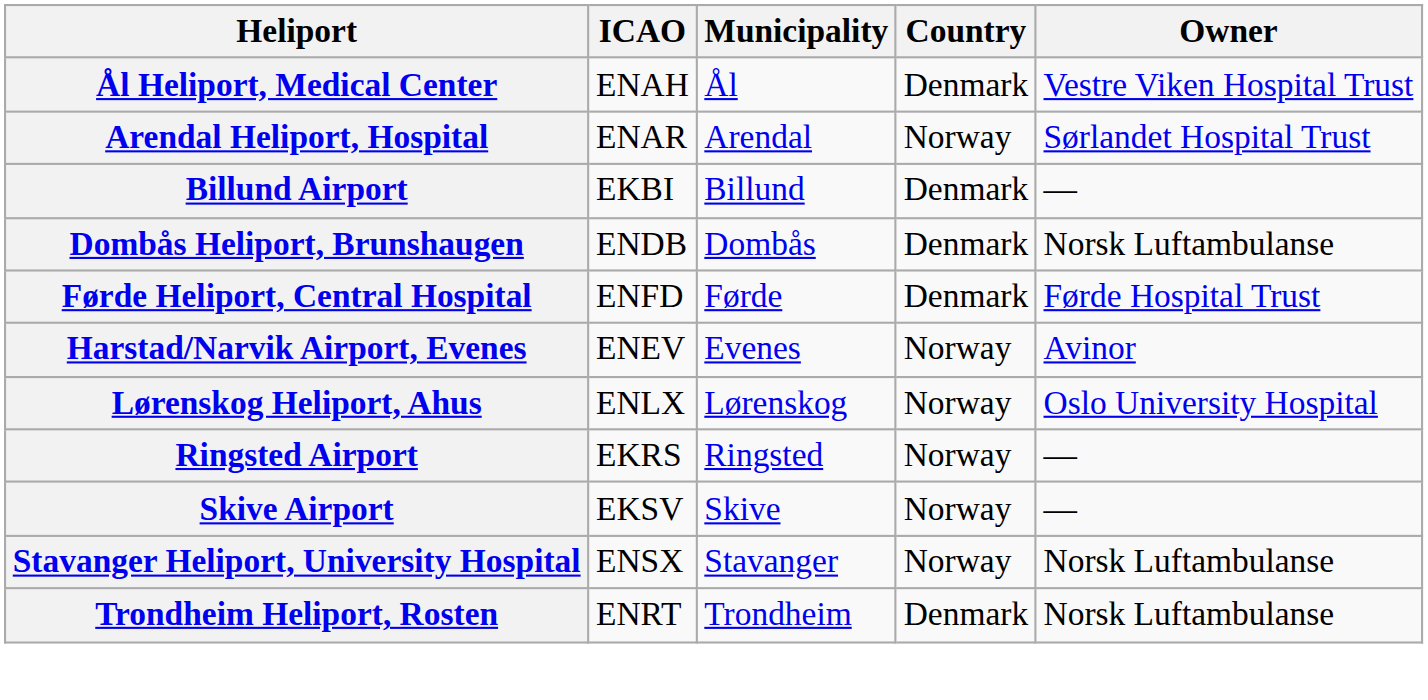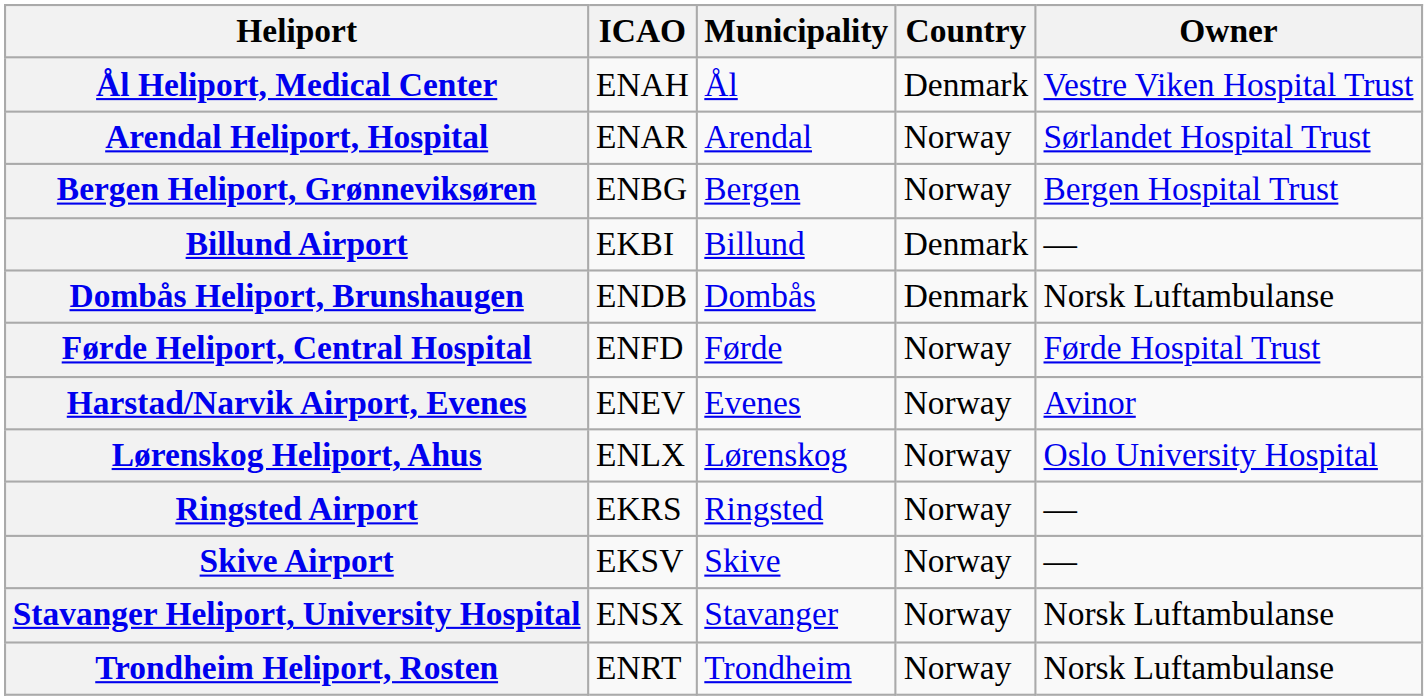+ row: (297, 190)
(966, 296) Denmark -> (958, 349) Norway
(966, 614) Denmark -> (958, 667) Norway
